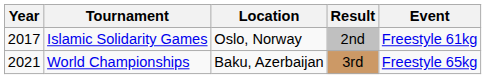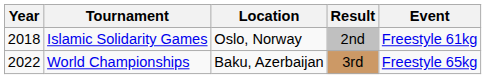(24, 39) 2017 -> (24, 39) 2018
(24, 62) 2021 -> (24, 62) 2022
